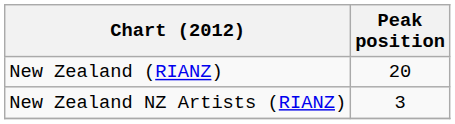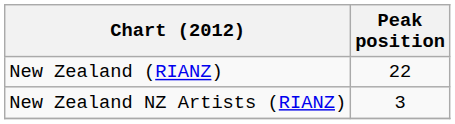(400, 72) 20 -> (400, 72) 22
